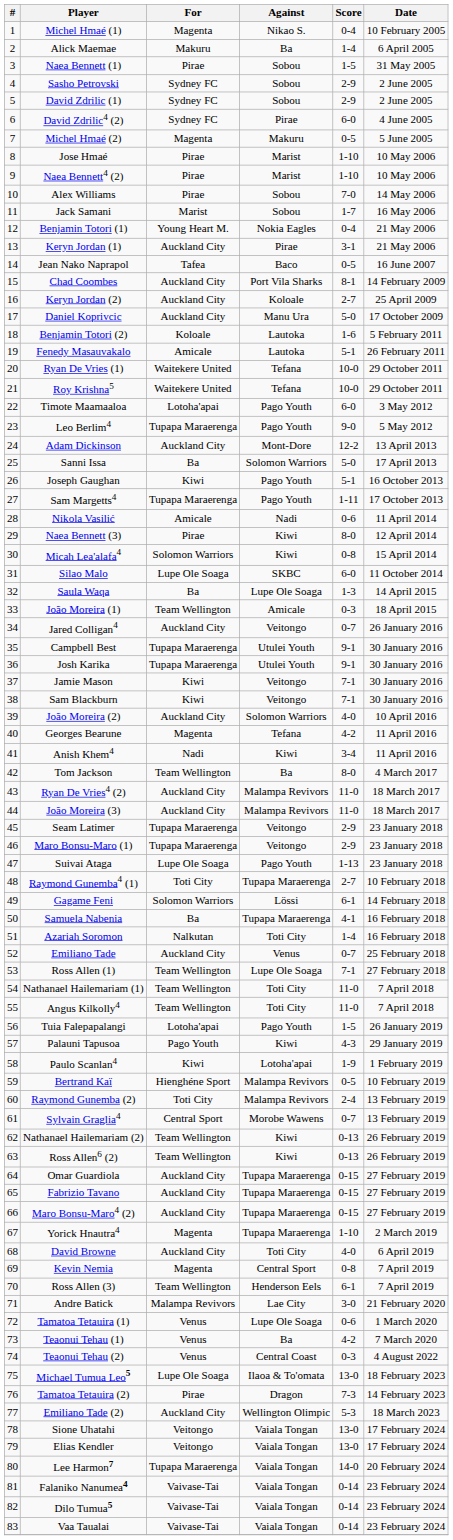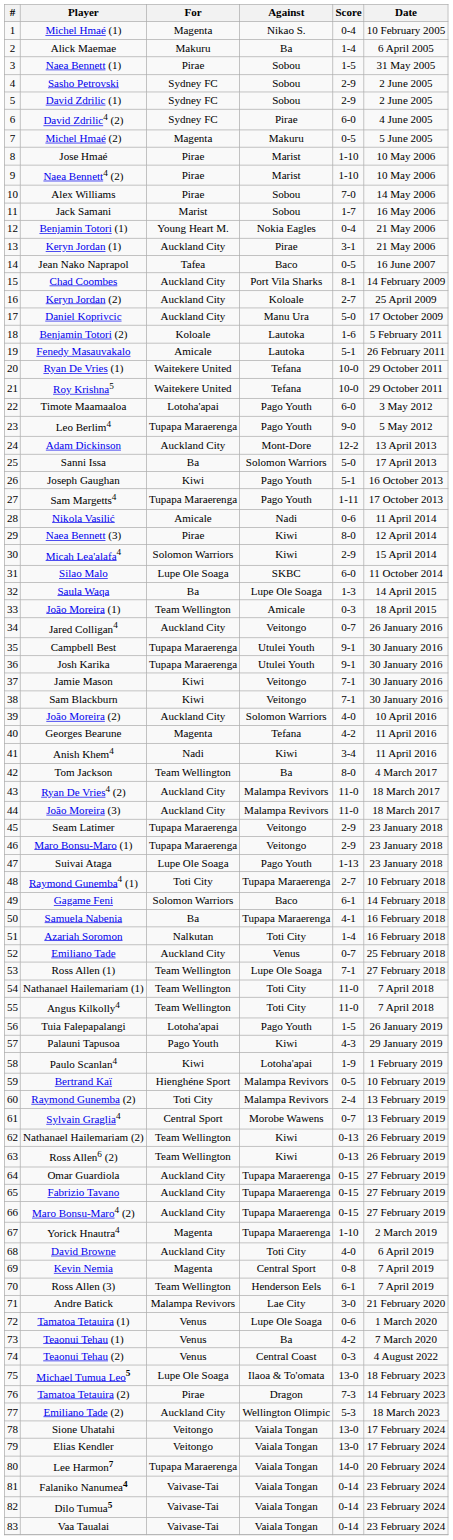(349, 554) 0-8 -> (349, 554) 2-9
(286, 901) Lössi -> (286, 901) Baco
